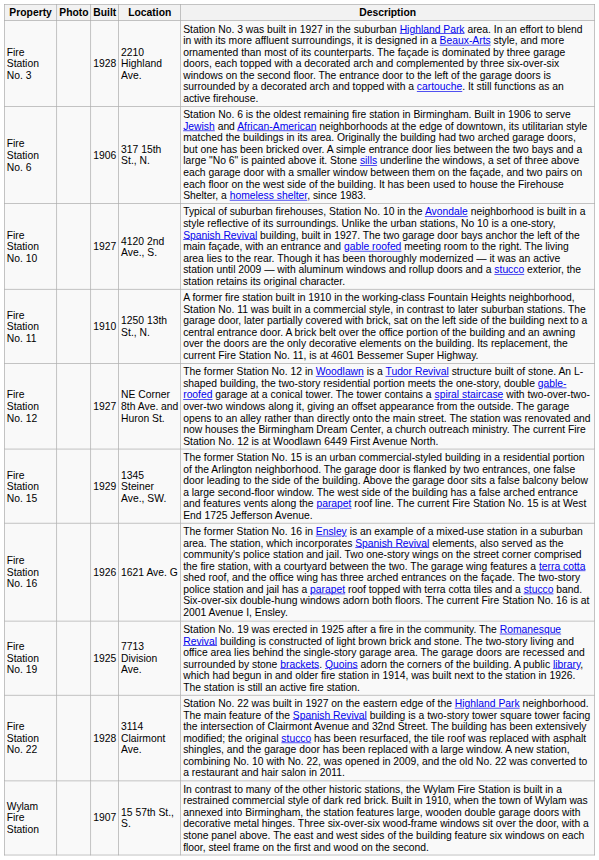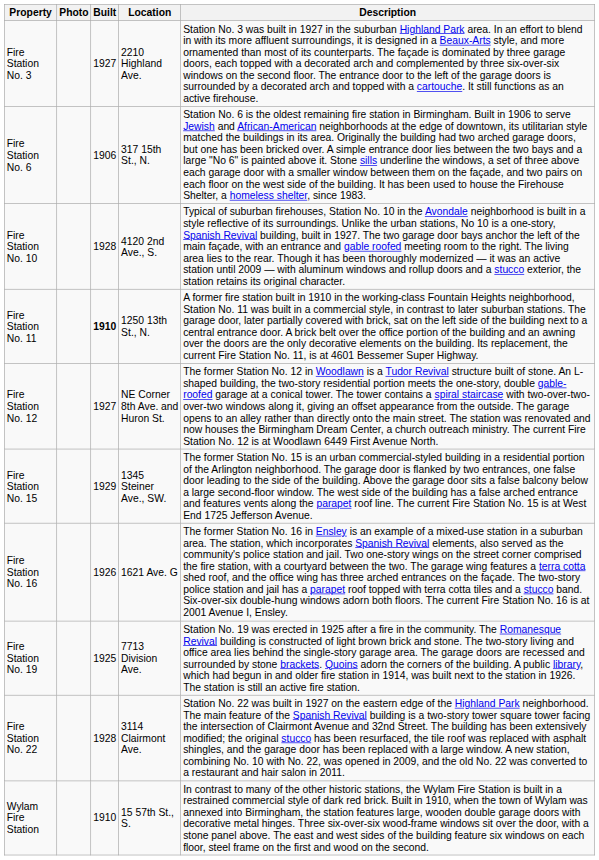(105, 64) 1928 -> (105, 64) 1927
(105, 247) 1927 -> (105, 247) 1928
(105, 327) normal -> (105, 327) bold
(105, 818) 1907 -> (105, 818) 1910
